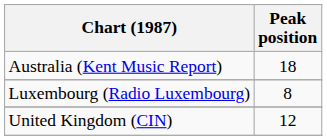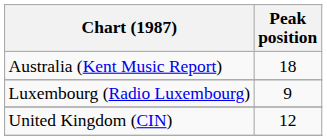(288, 93) 8 -> (288, 93) 9
